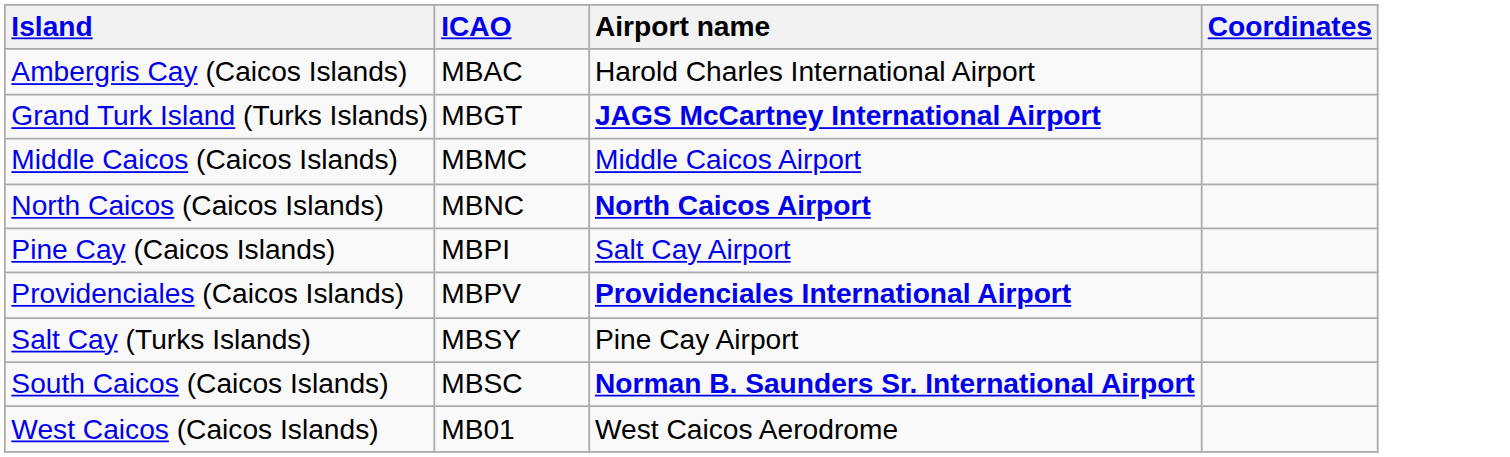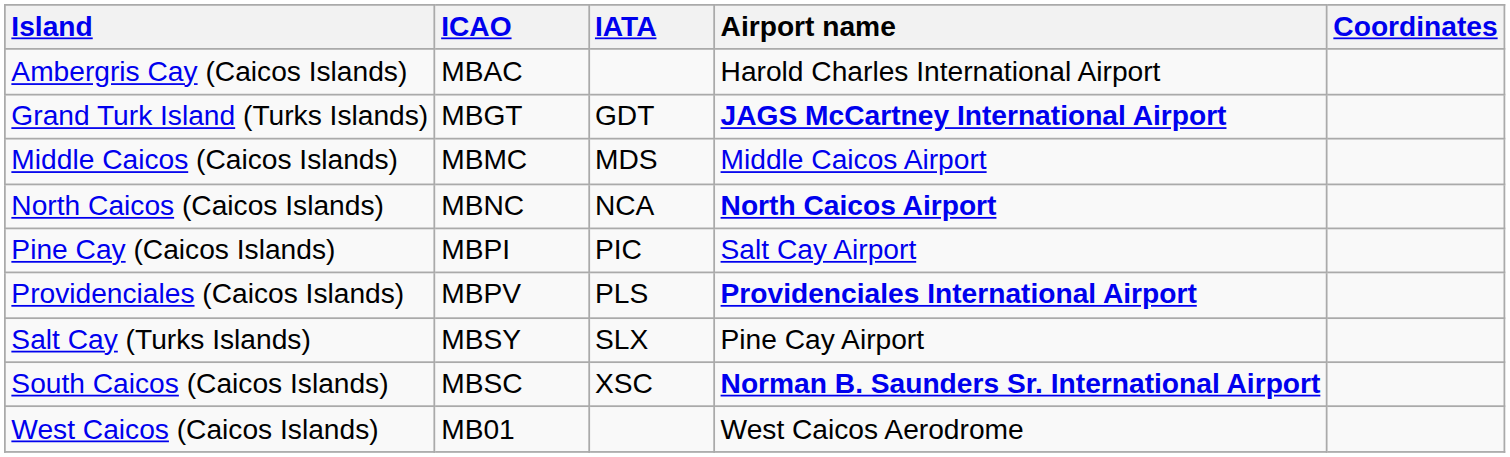+ column: (626, 26)
